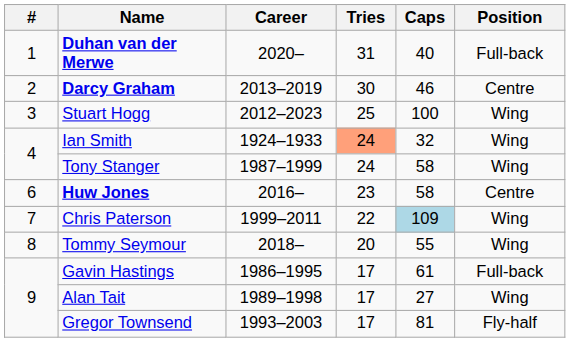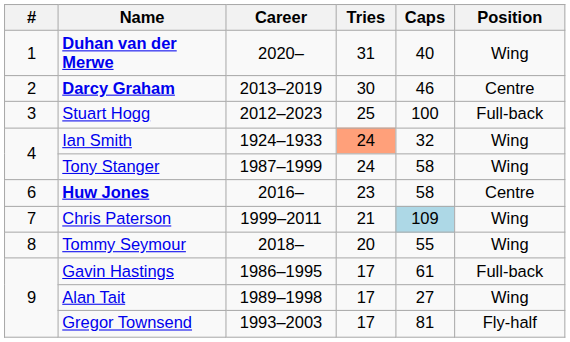(510, 52) Full-back -> (510, 52) Wing
(510, 114) Wing -> (510, 114) Full-back
(366, 219) 22 -> (366, 219) 21
